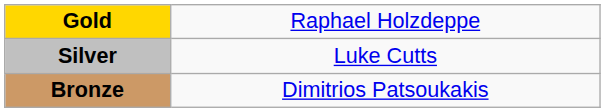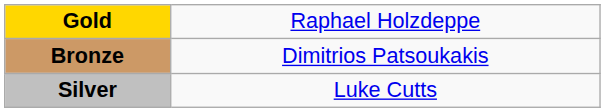rows swapped: (87, 55) <-> (87, 90)
